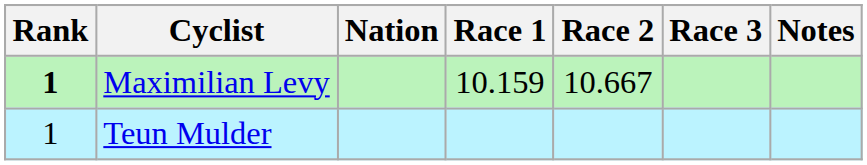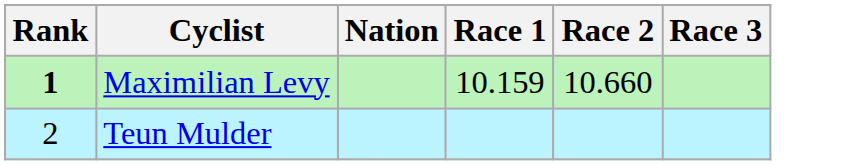- column: (816, 30)
(608, 81) 10.667 -> (608, 81) 10.660
(50, 133) 1 -> (50, 133) 2
